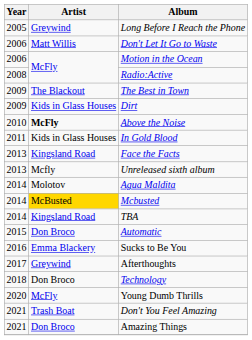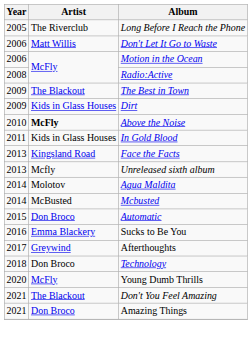(51, 28) Greywind -> (60, 28) The Riverclub
(51, 201) gold background -> (51, 201) no background
- row: (130, 216)
(53, 311) Trash Boat -> (58, 295) The Blackout
